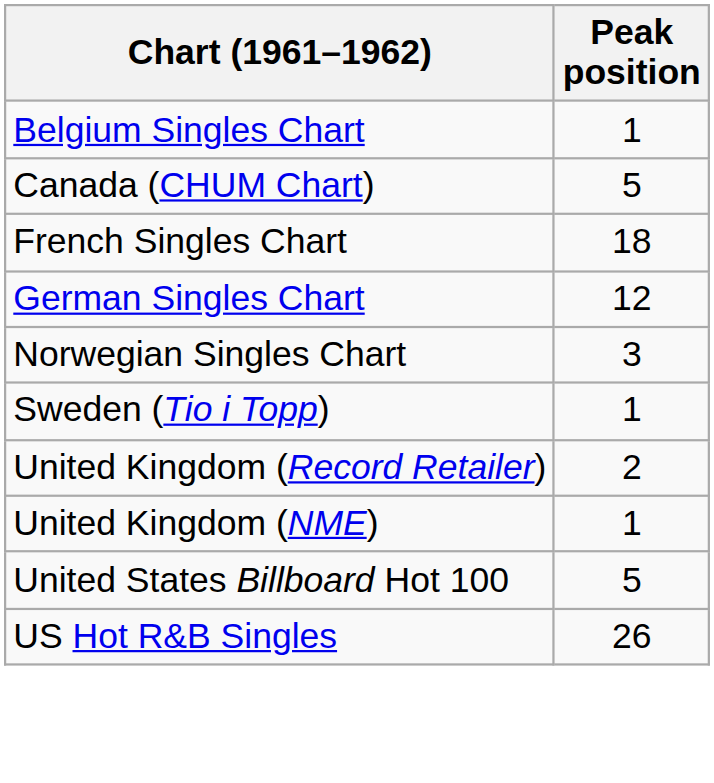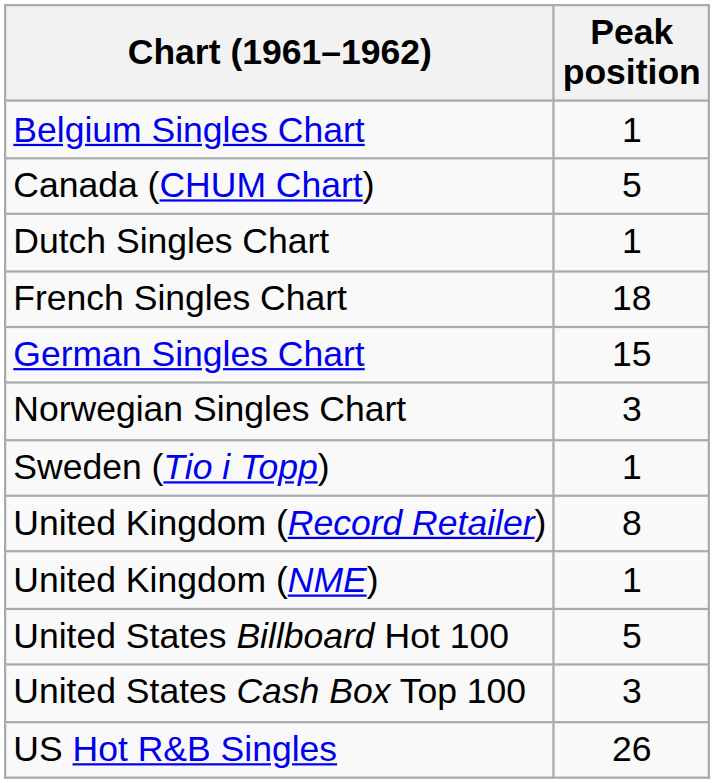+ row: (171, 241)
(632, 297) 12 -> (632, 354) 15
(632, 466) 2 -> (632, 523) 8
+ row: (270, 692)
